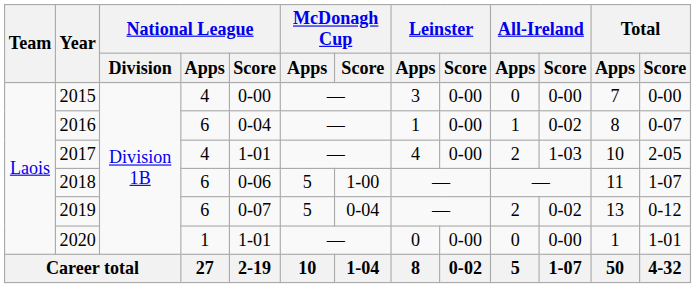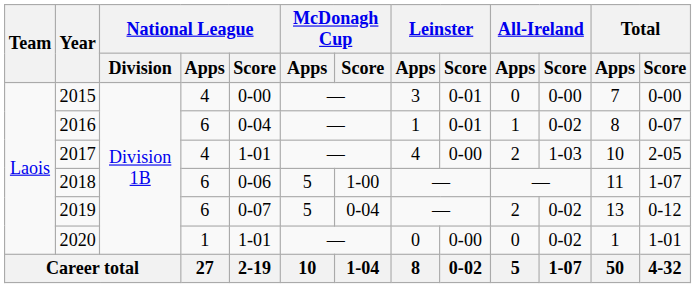(465, 96) 0-00 -> (465, 96) 0-01
(465, 125) 0-00 -> (465, 125) 0-01
(565, 239) 0-00 -> (565, 239) 0-02
